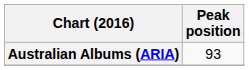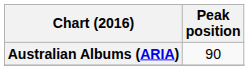(213, 53) 93 -> (213, 53) 90
